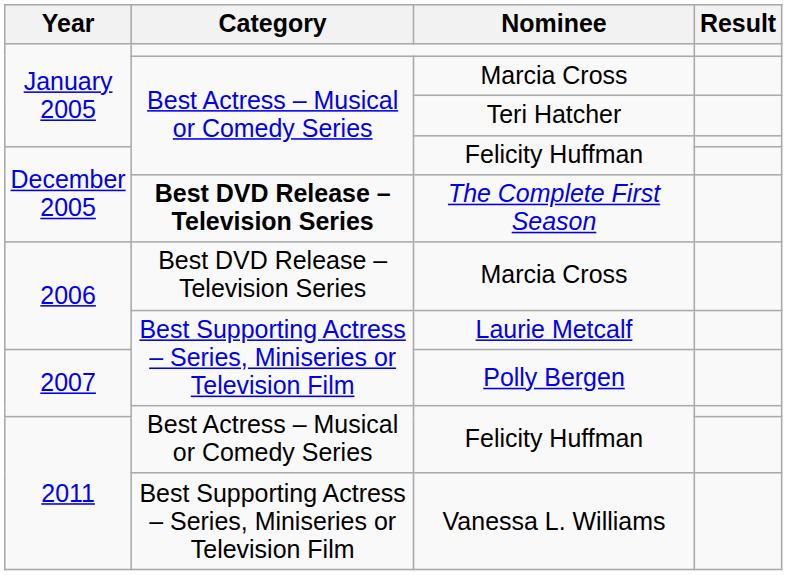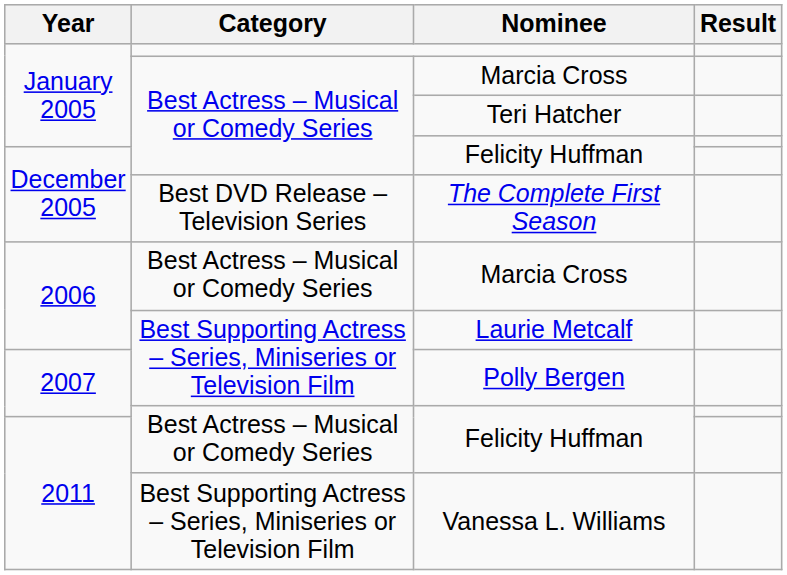(273, 208) bold -> (273, 208) normal
(273, 275) Best DVD Release – Television Series -> (273, 275) Best Actress – Musical or Comedy Series
